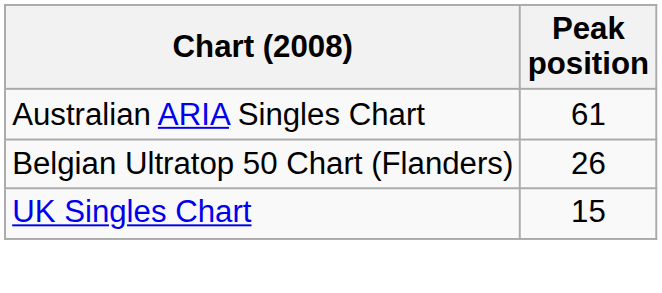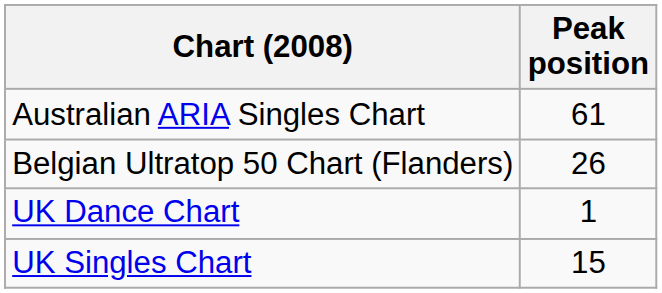+ row: (126, 212)
